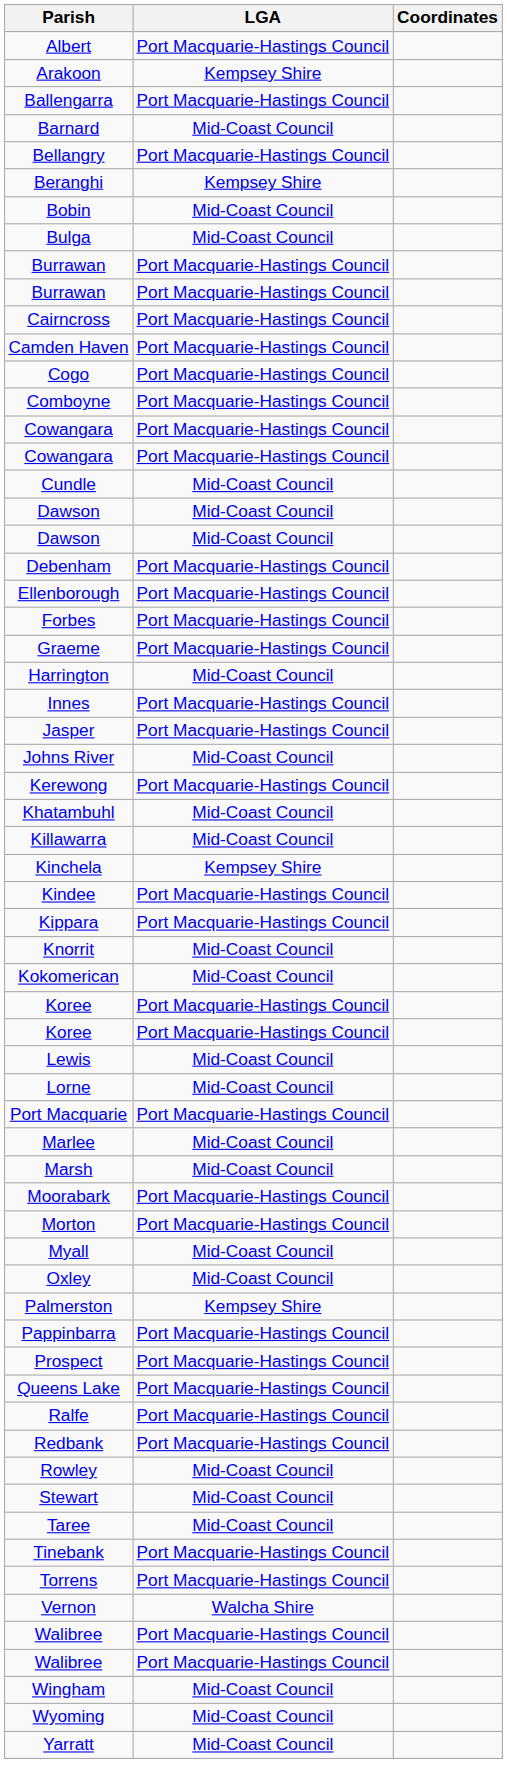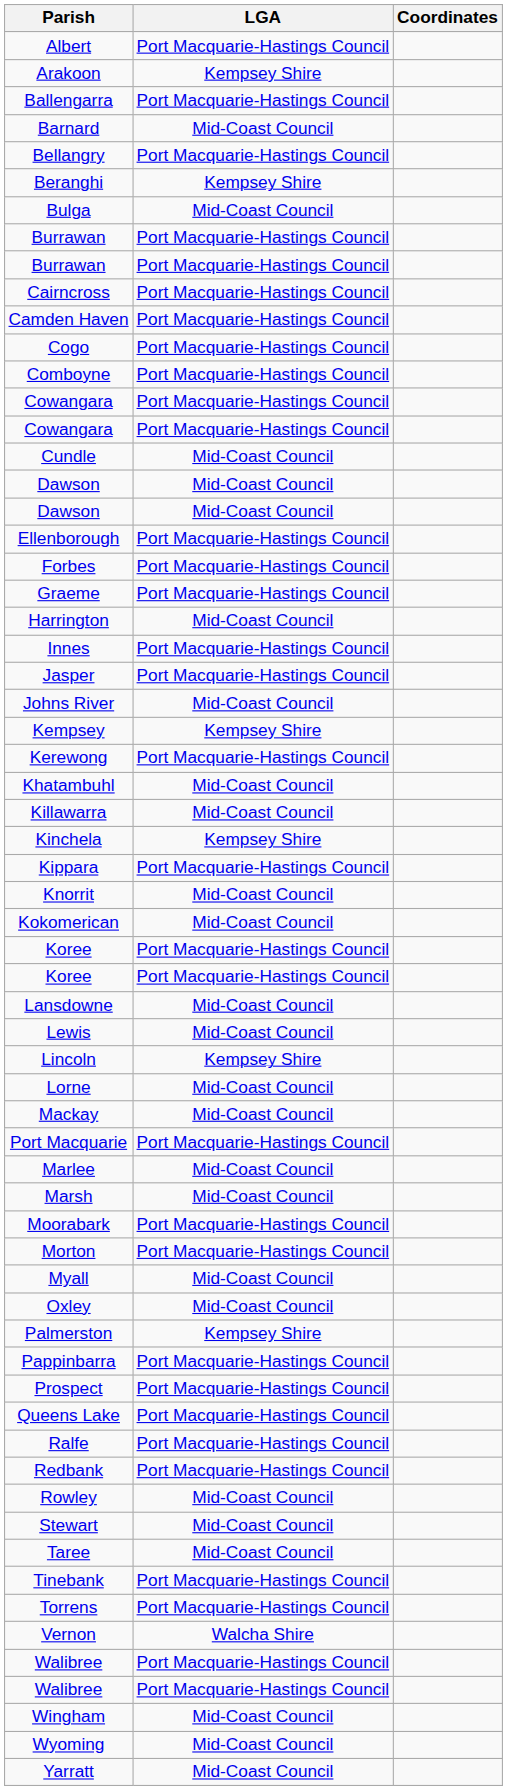- row: (69, 210)
- row: (69, 566)
+ row: (69, 730)
- row: (69, 895)
+ row: (69, 1004)
+ row: (69, 1059)
+ row: (69, 1114)
